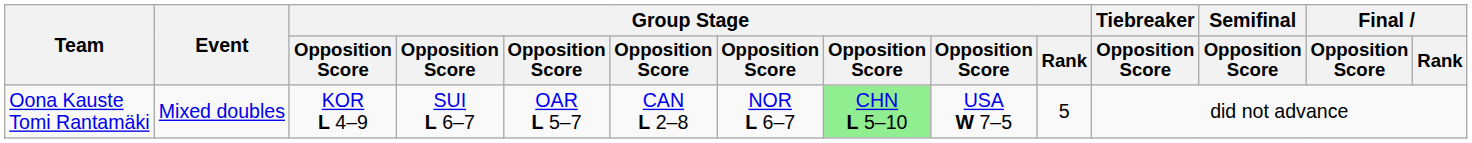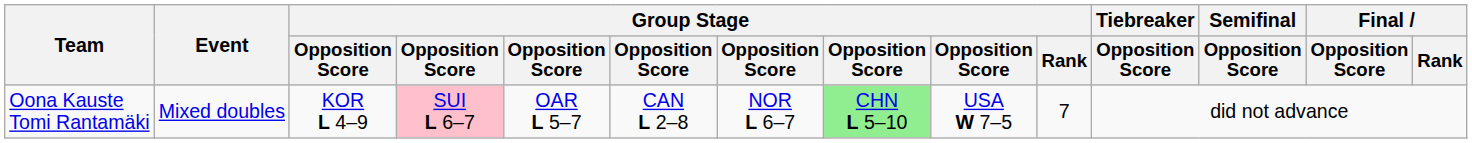(450, 112) no background -> (450, 112) pink background
(1064, 112) 5 -> (1064, 112) 7
